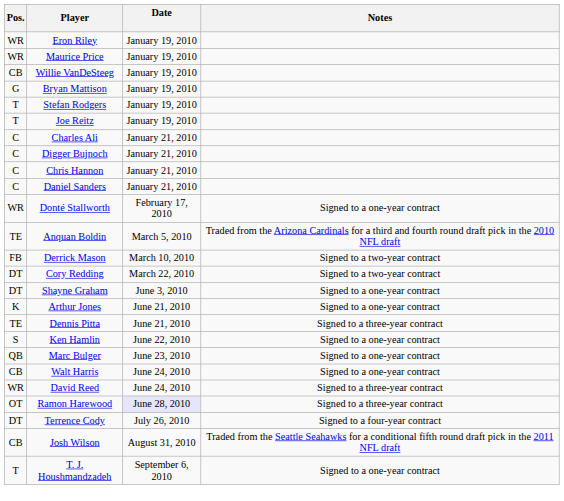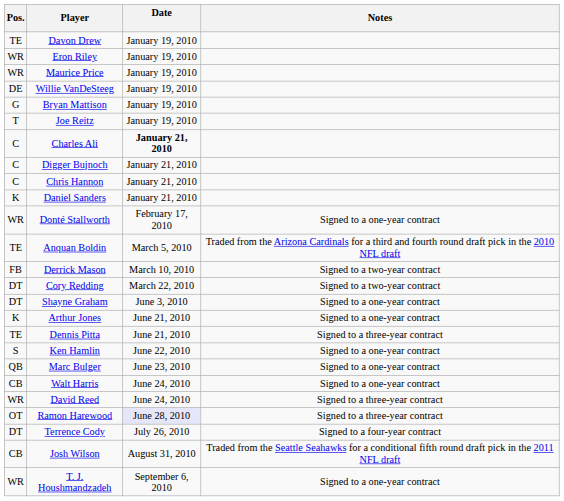+ row: (75, 40)
(16, 72) CB -> (16, 89) DE
- row: (75, 105)
(162, 137) normal -> (162, 143) bold
(16, 186) C -> (16, 198) K
(16, 470) T -> (16, 481) WR
